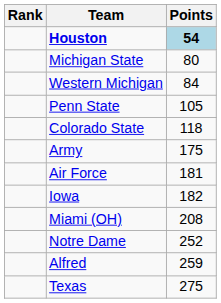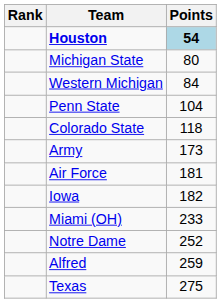(191, 106) 105 -> (191, 106) 104
(191, 151) 175 -> (191, 151) 173
(191, 219) 208 -> (191, 219) 233
